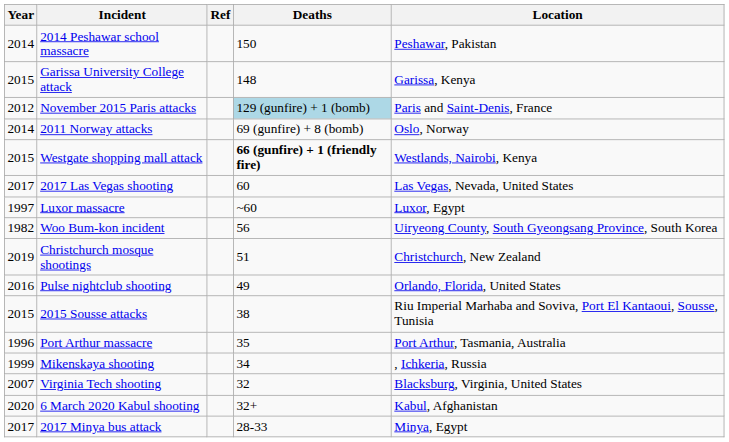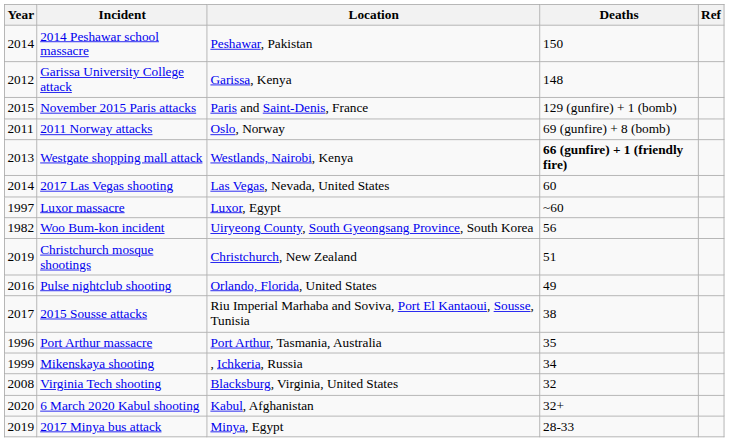columns swapped: (558, 15) <-> (220, 15)
(21, 79) 2015 -> (21, 79) 2012
(21, 108) 2012 -> (21, 108) 2015
(303, 108) lightblue background -> (610, 108) no background
(21, 129) 2014 -> (21, 129) 2011
(21, 157) 2015 -> (21, 157) 2013
(21, 186) 2017 -> (21, 186) 2014
(21, 313) 2015 -> (21, 313) 2017
(21, 384) 2007 -> (21, 384) 2008
(21, 426) 2017 -> (21, 426) 2019
